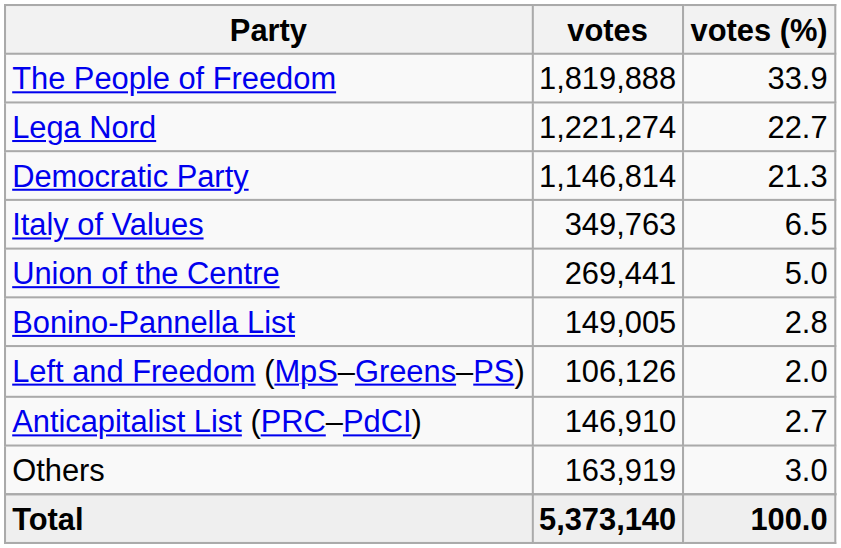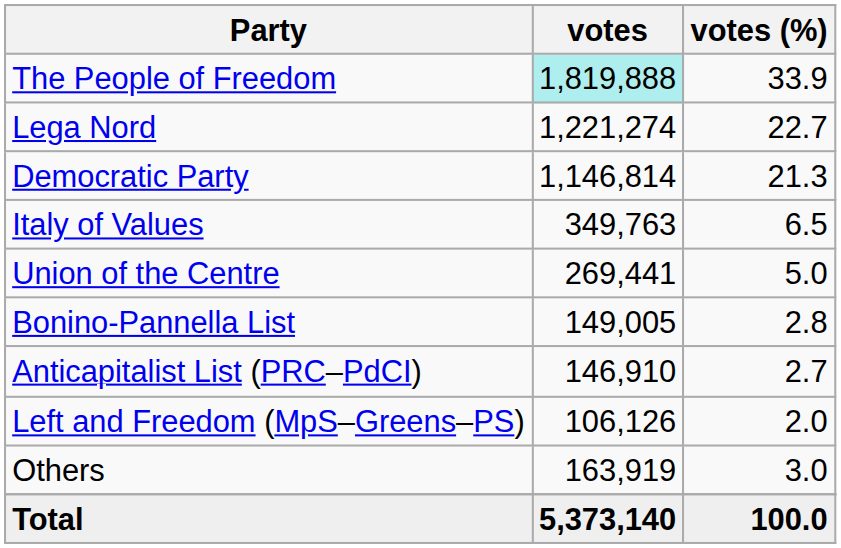(608, 78) no background -> (608, 78) paleturquoise background
rows swapped: (217, 420) <-> (268, 372)
